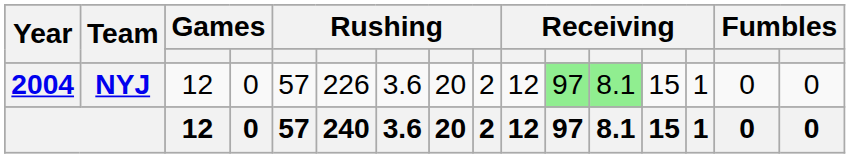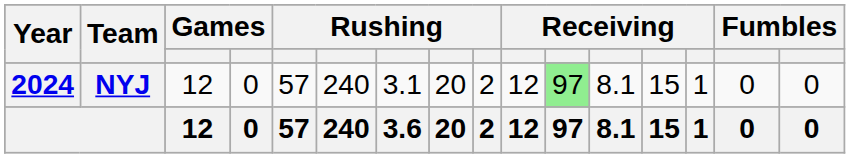(43, 84) 2004 -> (43, 84) 2024
(346, 84) 226 -> (346, 84) 240
(402, 84) 3.6 -> (402, 84) 3.1
(616, 84) lightgreen background -> (616, 84) no background
